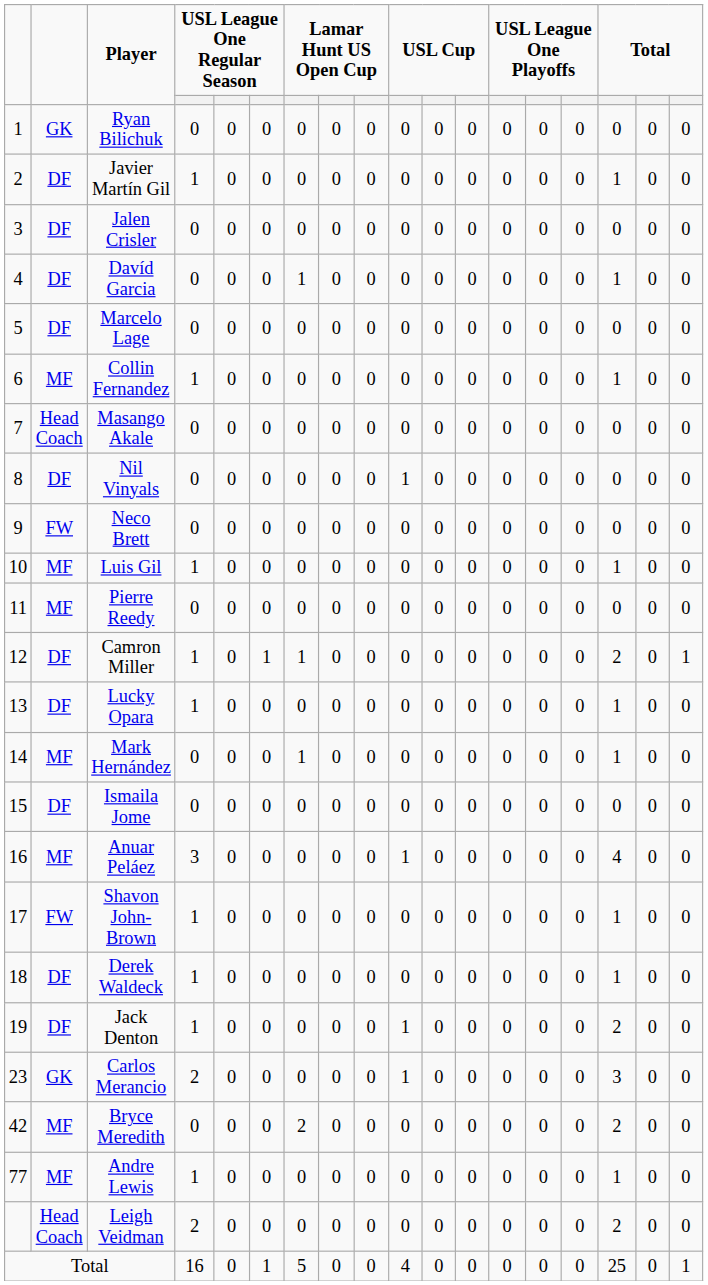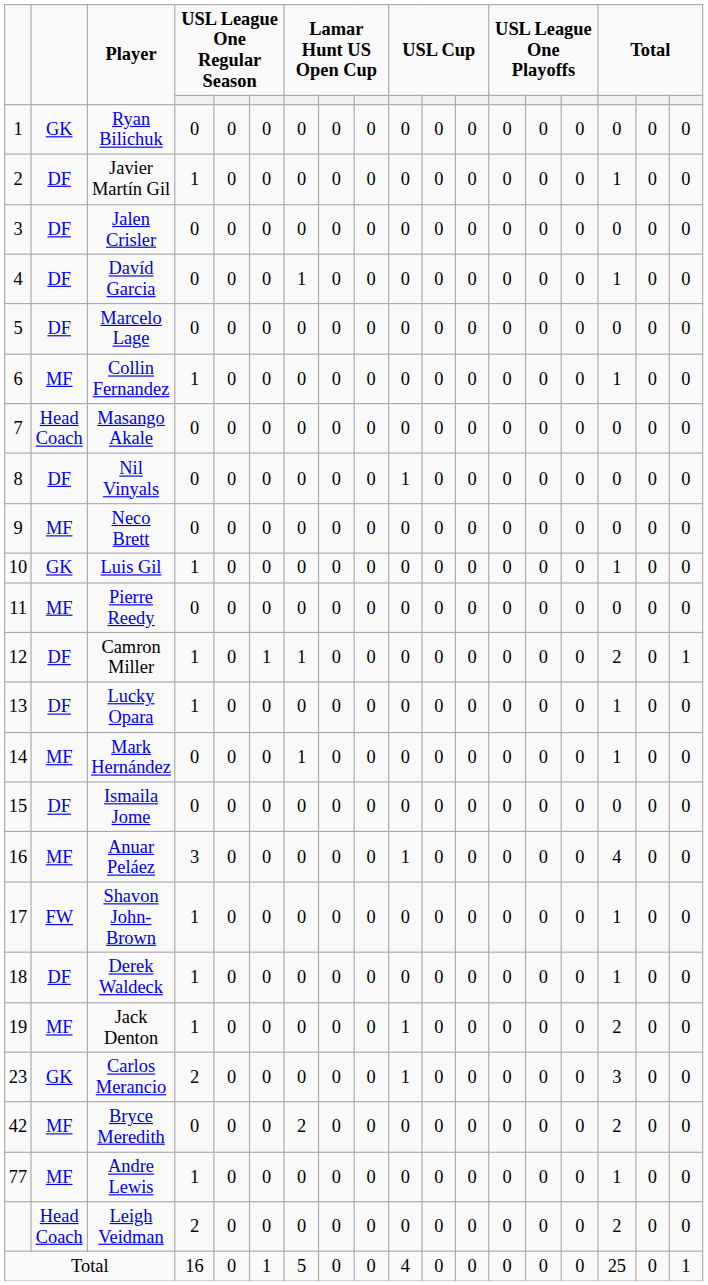(59, 528) FW -> (59, 528) MF
(59, 567) MF -> (59, 567) GK
(59, 1027) DF -> (59, 1027) MF
